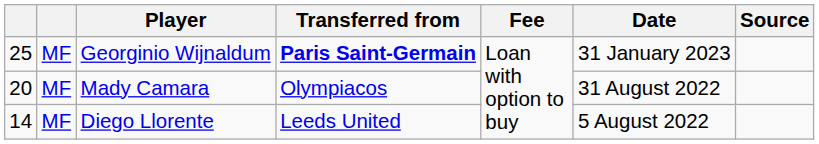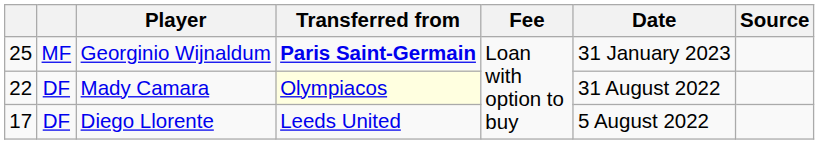(21, 87) 20 -> (21, 87) 22
(56, 87) MF -> (56, 87) DF
(334, 87) no background -> (334, 87) lightyellow background
(21, 121) 14 -> (21, 121) 17
(56, 121) MF -> (56, 121) DF
